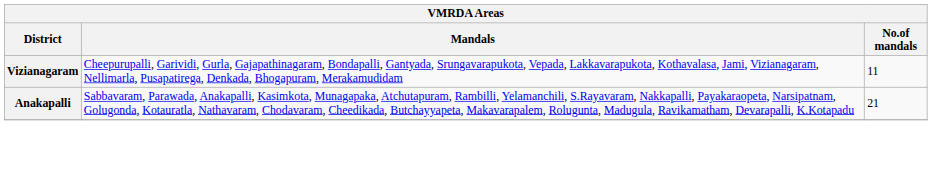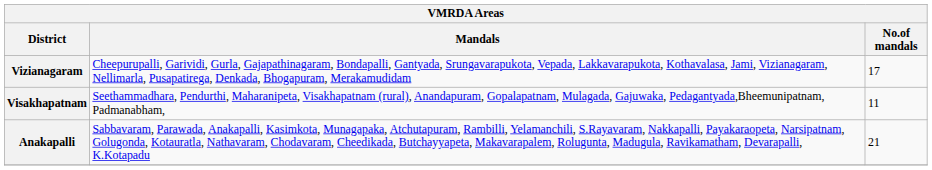(873, 71) 11 -> (874, 71) 17
+ row: (47, 103)
